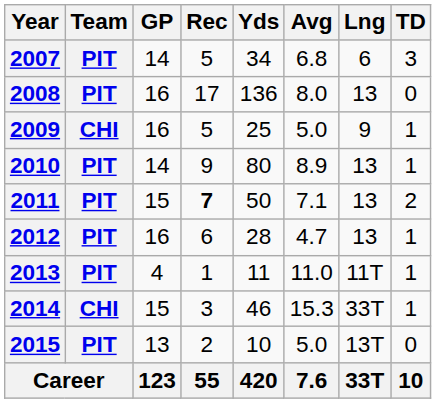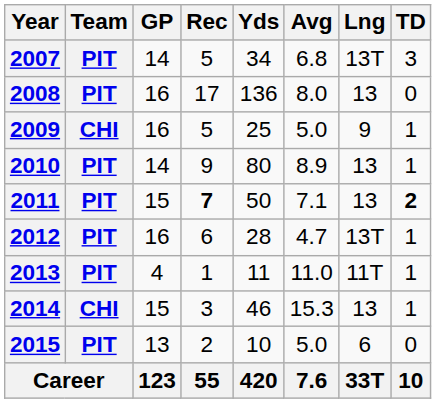(365, 58) 6 -> (365, 58) 13T
(411, 201) normal -> (411, 201) bold
(365, 237) 13 -> (365, 237) 13T
(365, 308) 33T -> (365, 308) 13
(365, 344) 13T -> (365, 344) 6
